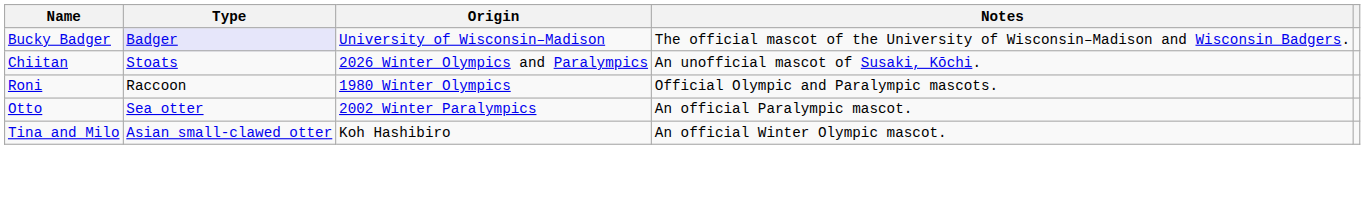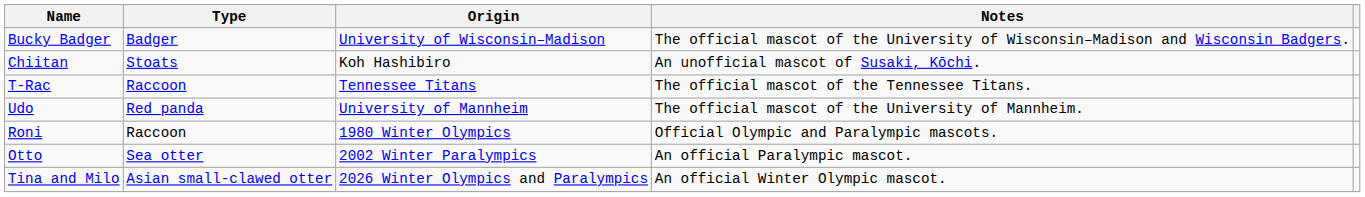(152, 40) lavender background -> (152, 40) no background
(494, 63) 2026 Winter Olympics and Paralympics -> (395, 63) Koh Hashibiro
+ row: (29, 86)
+ row: (21, 109)
(395, 133) Koh Hashibiro -> (494, 179) 2026 Winter Olympics and Paralympics
